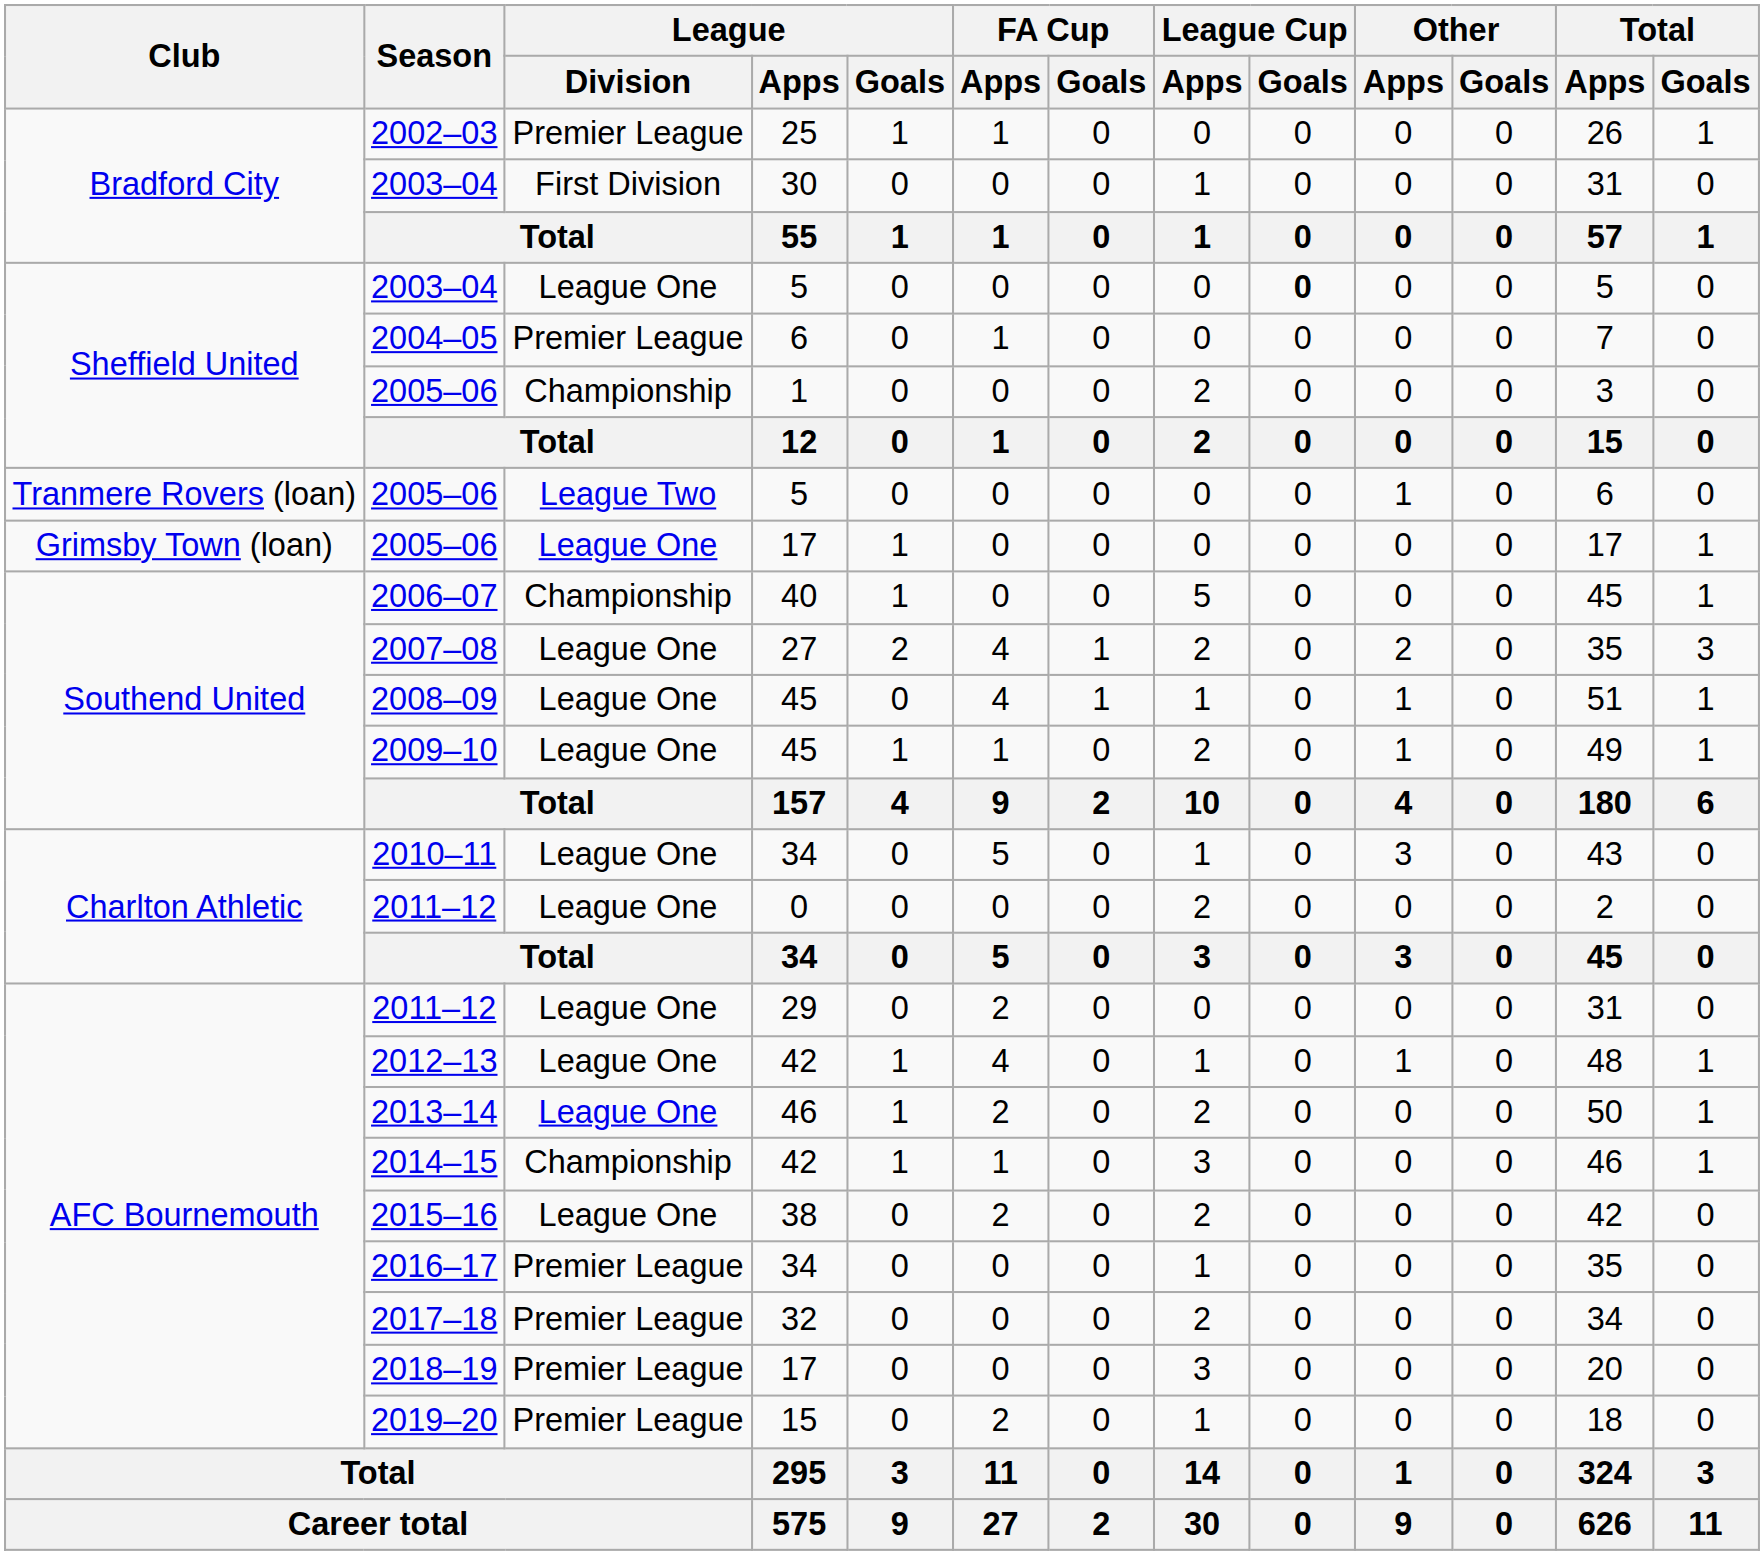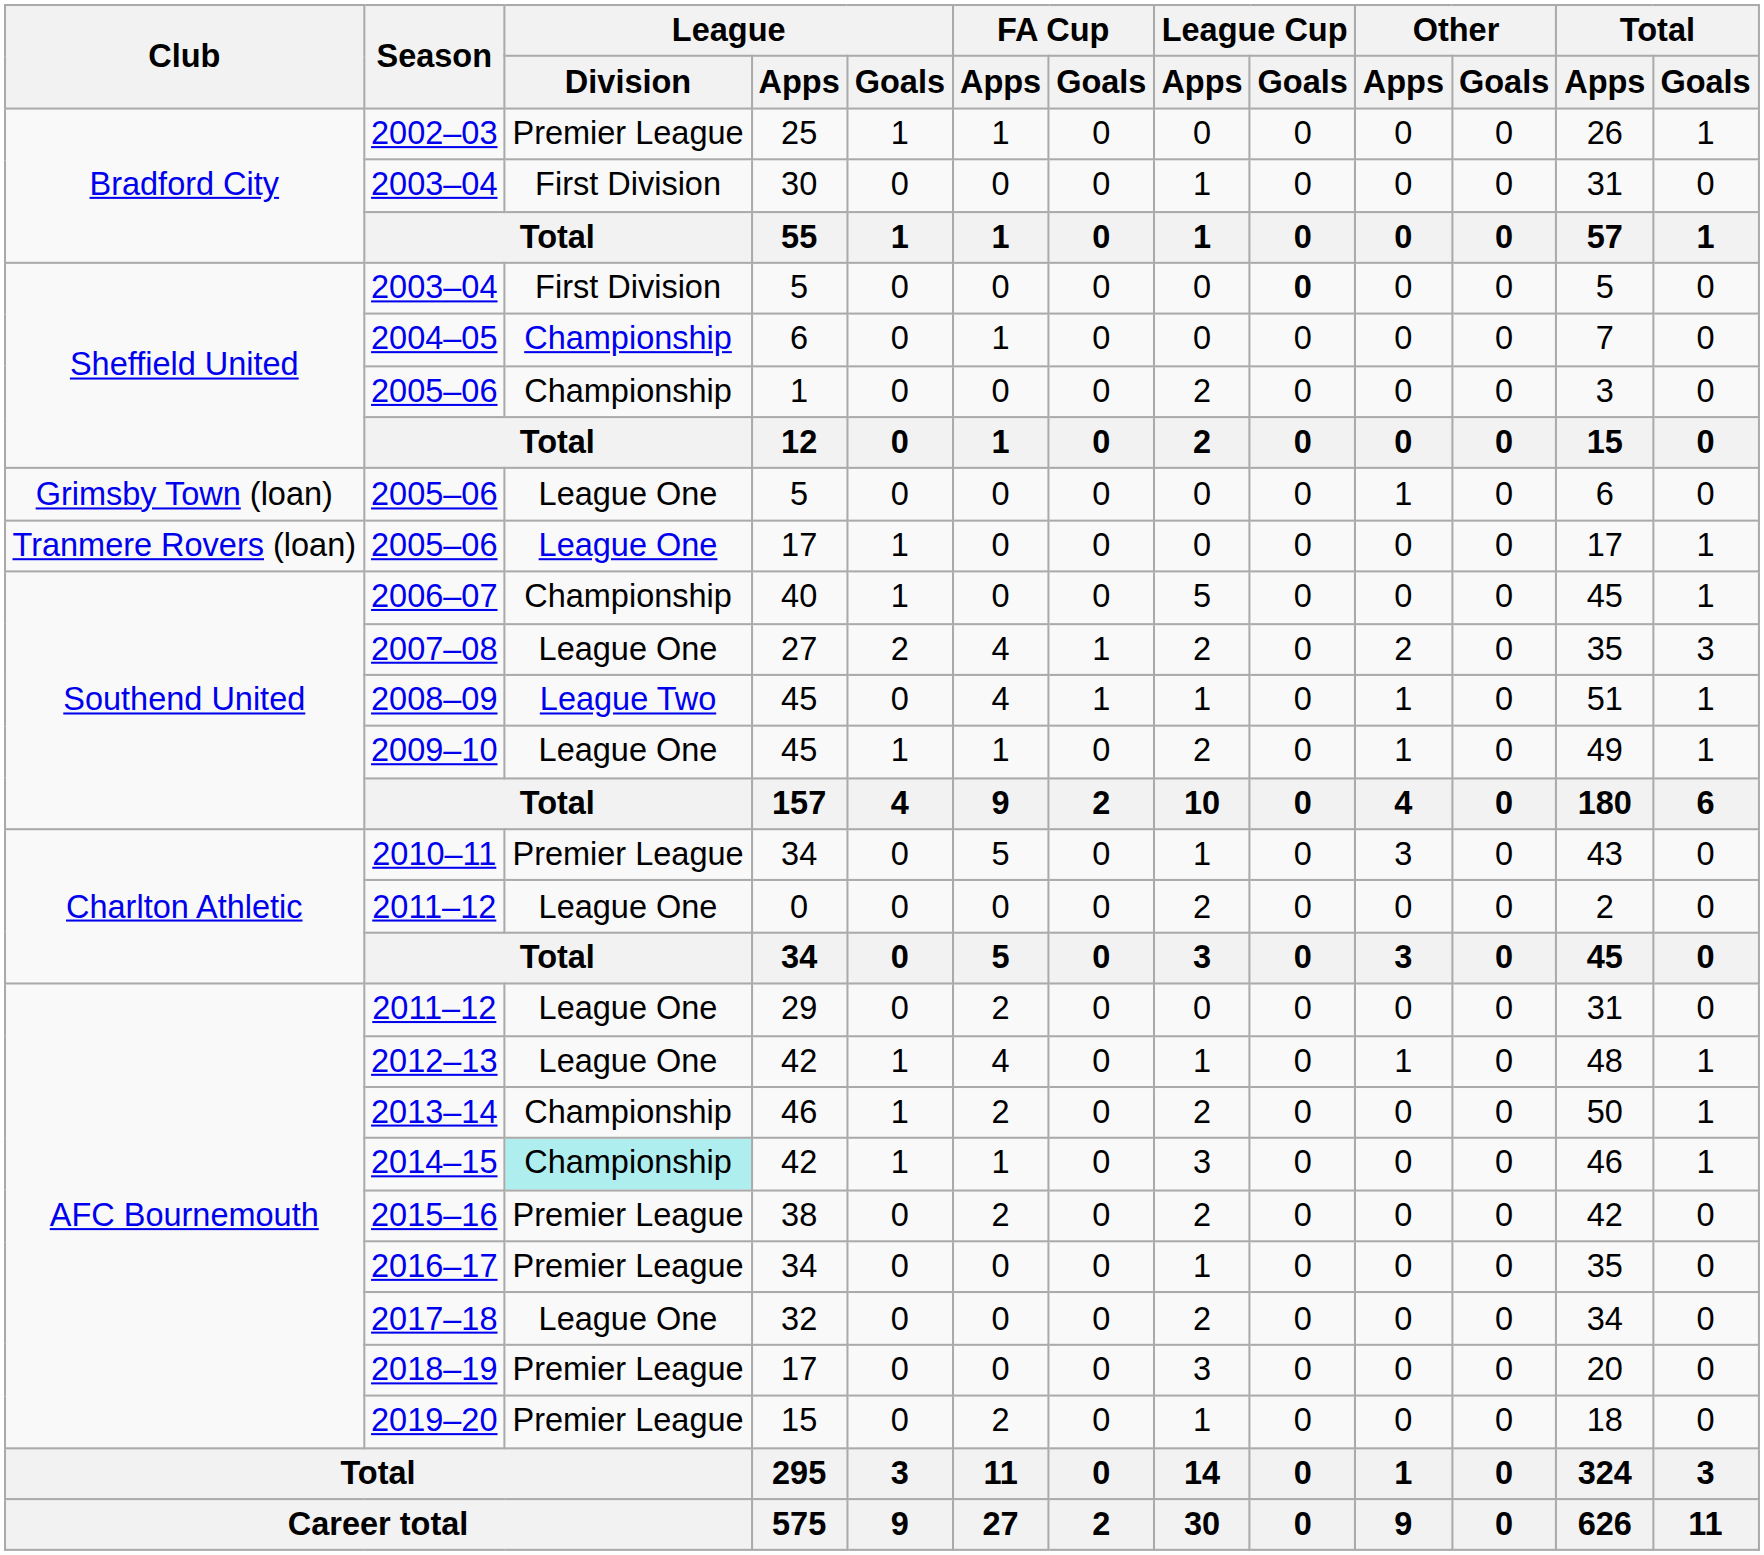(628, 287) League One -> (628, 287) First Division
(628, 339) Premier League -> (628, 339) Championship
(184, 493) Tranmere Rovers (loan) -> (184, 493) Grimsby Town (loan)
(628, 493) League Two -> (628, 493) League One
(184, 545) Grimsby Town (loan) -> (184, 545) Tranmere Rovers (loan)
(628, 699) League One -> (628, 699) League Two
(628, 854) League One -> (628, 854) Premier League
(628, 1111) League One -> (628, 1111) Championship
(628, 1163) no background -> (628, 1163) paleturquoise background
(628, 1215) League One -> (628, 1215) Premier League
(628, 1318) Premier League -> (628, 1318) League One
